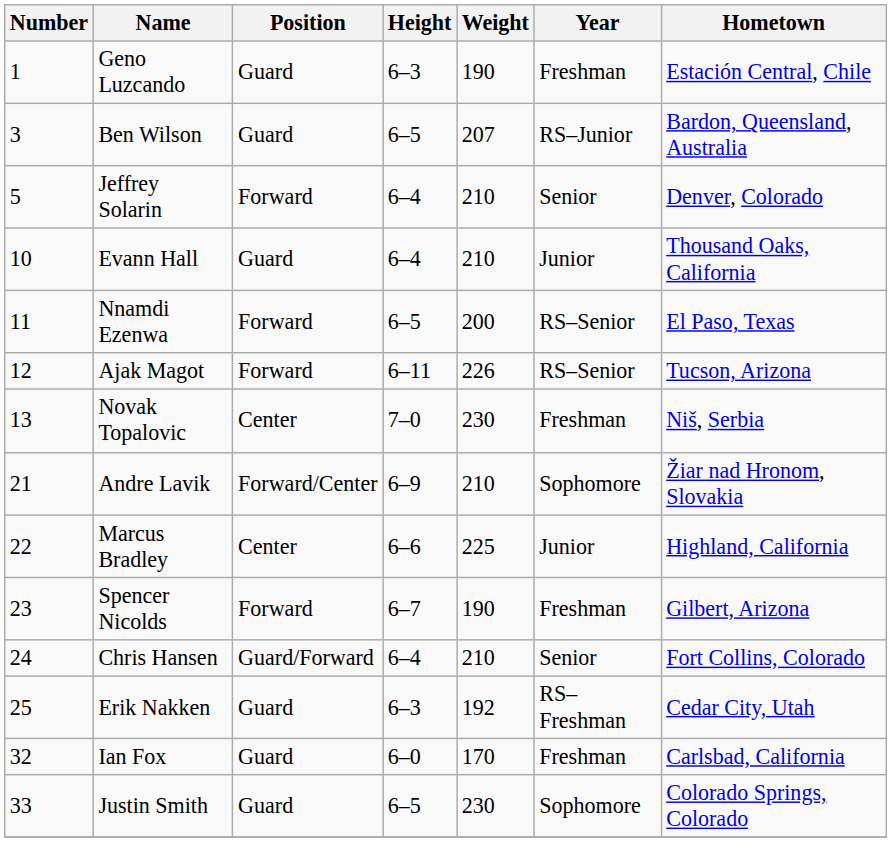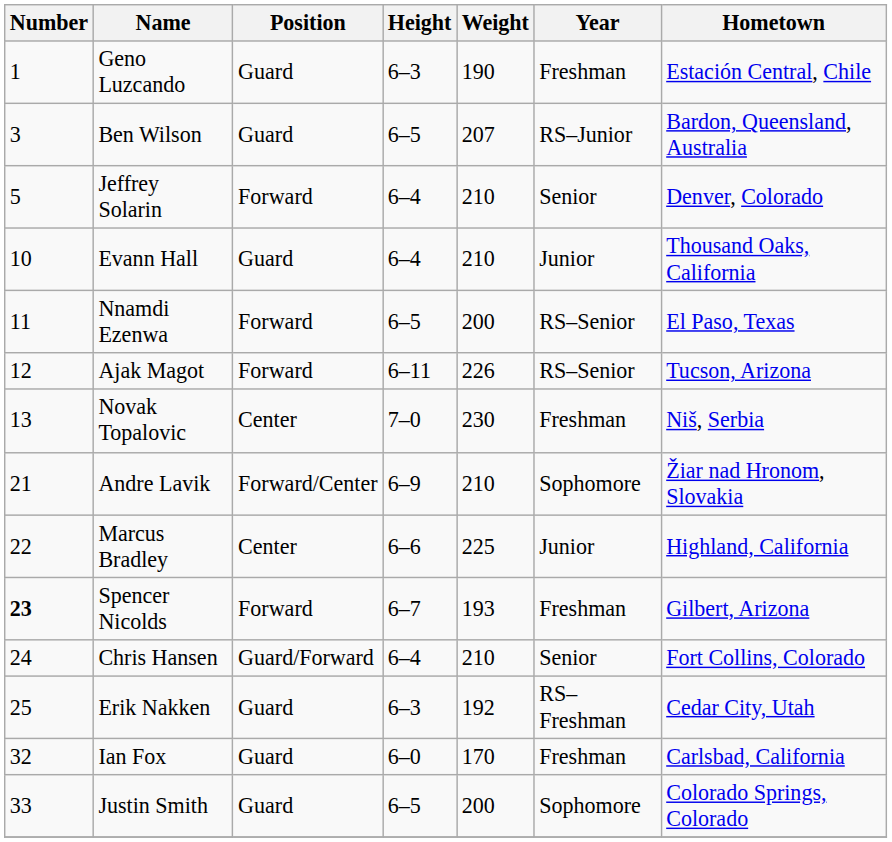(21, 608) normal -> (21, 608) bold
(478, 608) 190 -> (478, 608) 193
(478, 805) 230 -> (478, 805) 200
